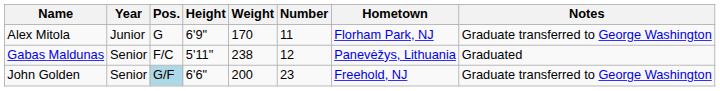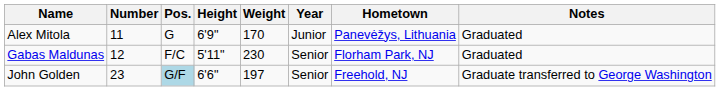columns swapped: (304, 14) <-> (129, 14)
(384, 34) Florham Park, NJ -> (395, 34) Panevėžys, Lithuania
(587, 34) Graduate transferred to George Washington -> (492, 34) Graduated
(242, 55) 238 -> (254, 55) 230
(395, 55) Panevėžys, Lithuania -> (384, 55) Florham Park, NJ
(242, 75) 200 -> (254, 75) 197
